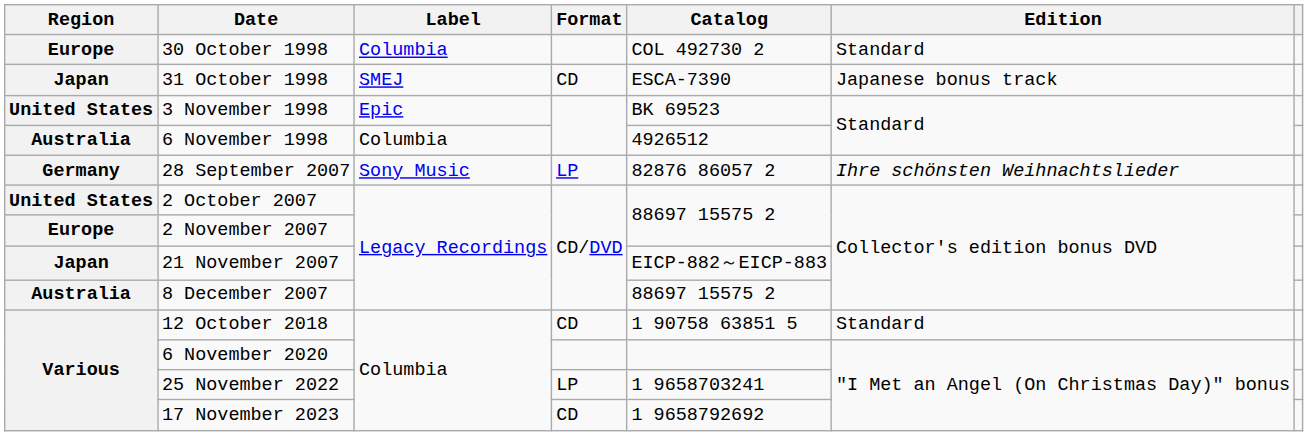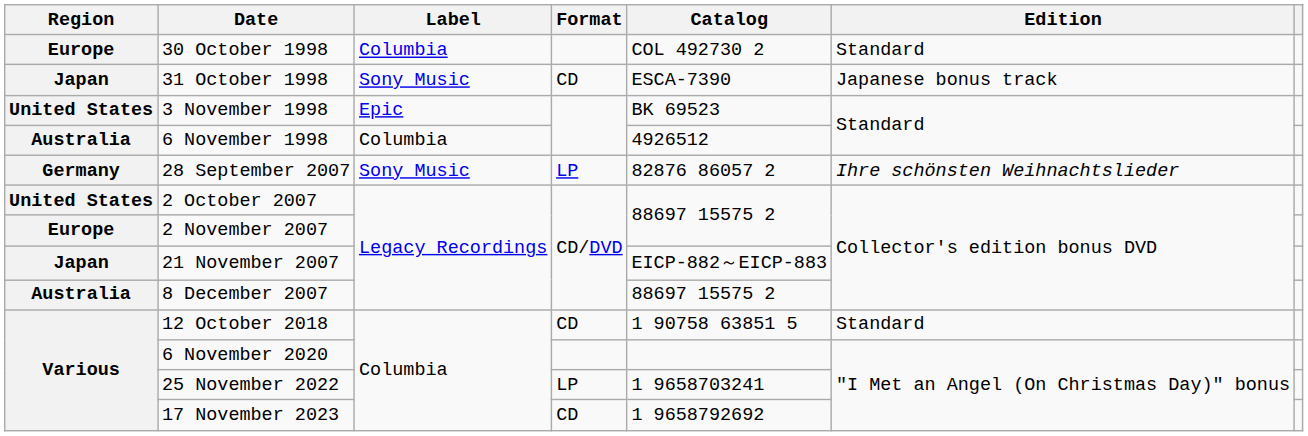(381, 80) SMEJ -> (414, 80) Sony Music
